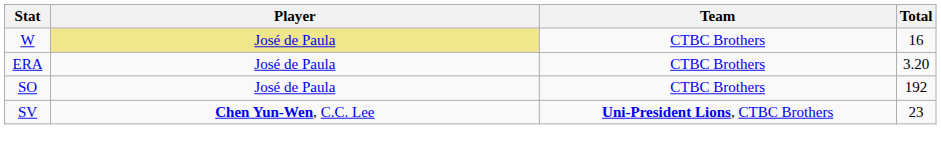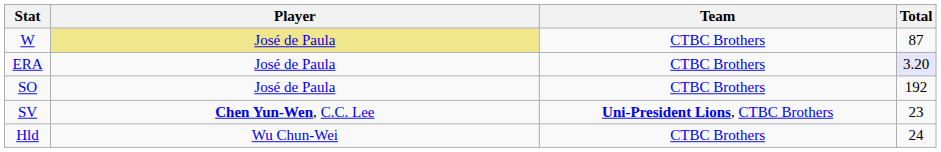(916, 40) 16 -> (916, 40) 87
(916, 64) no background -> (916, 64) lavender background
+ row: (28, 135)
